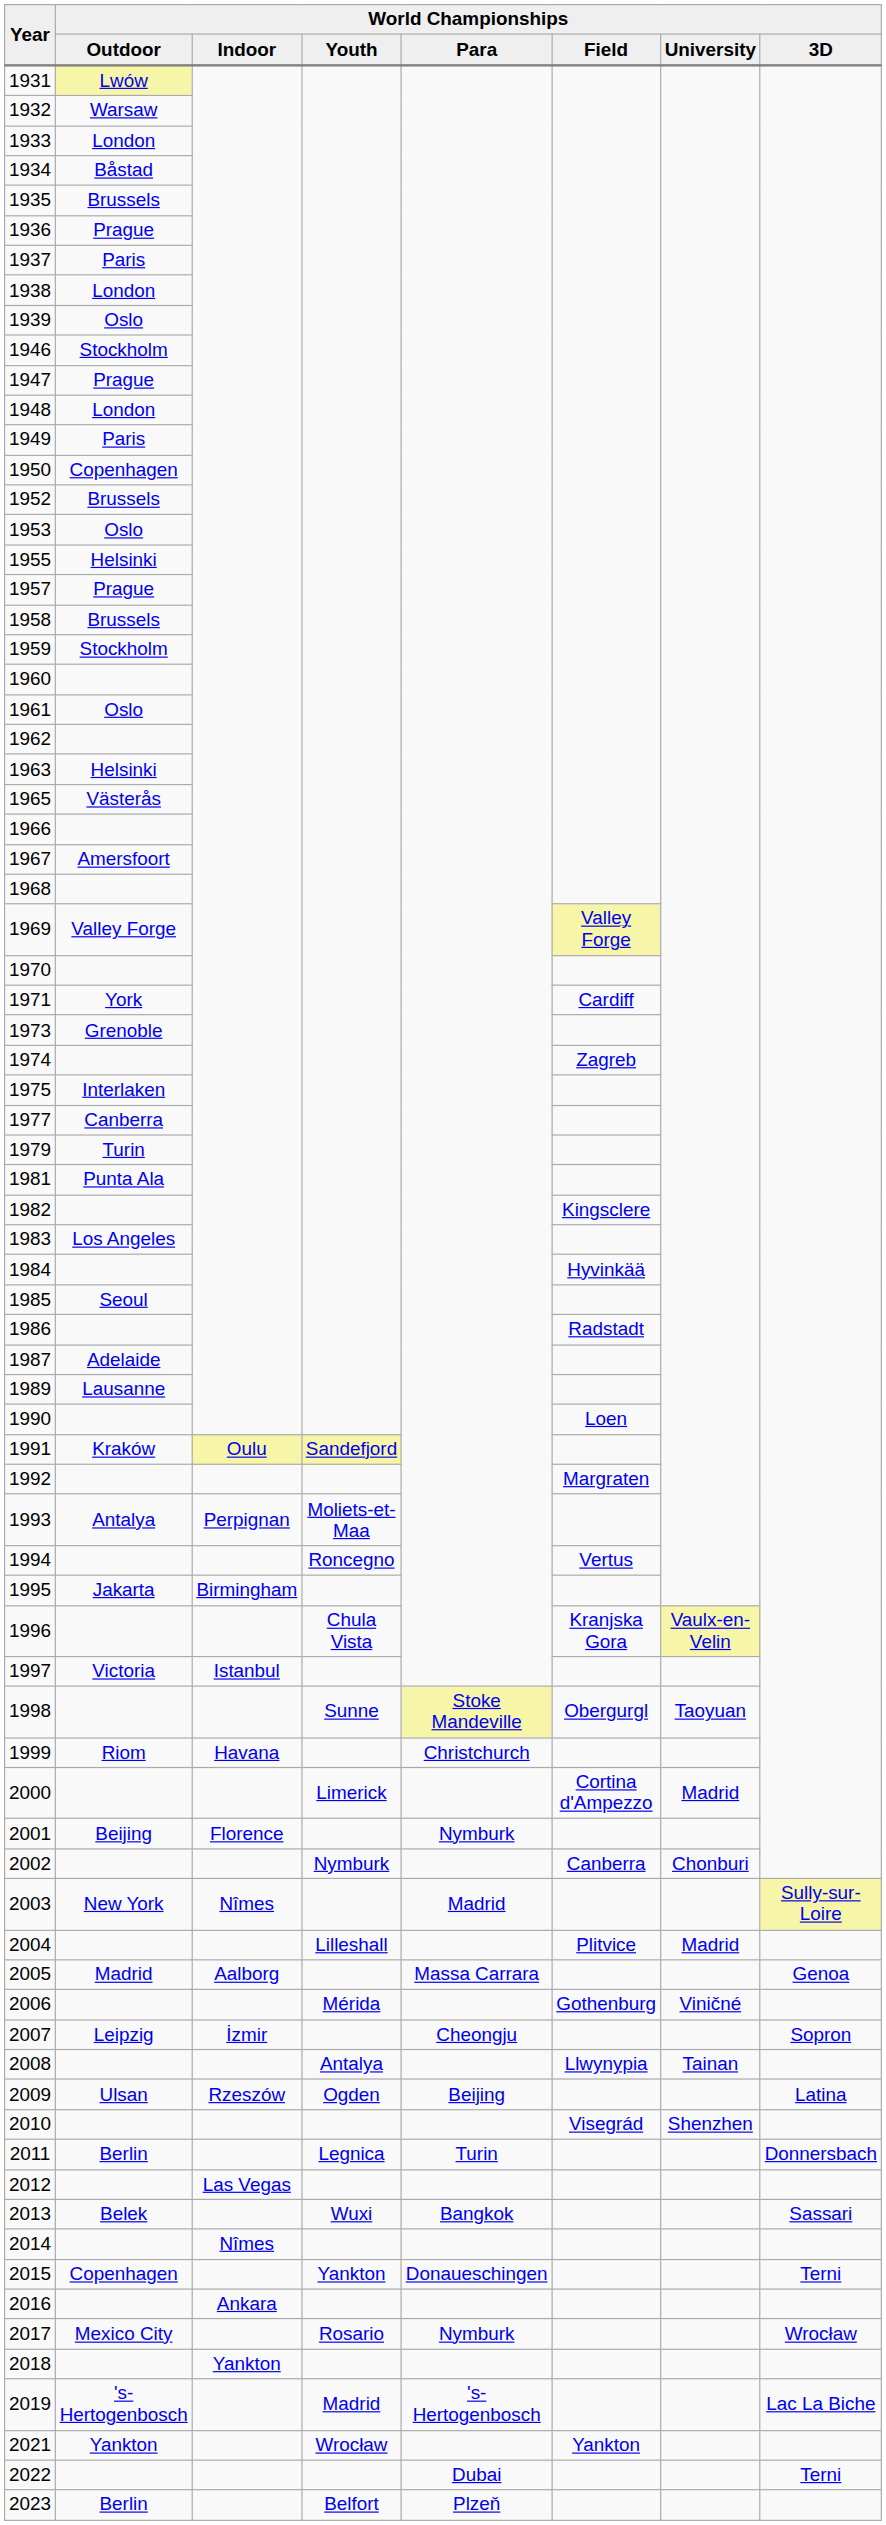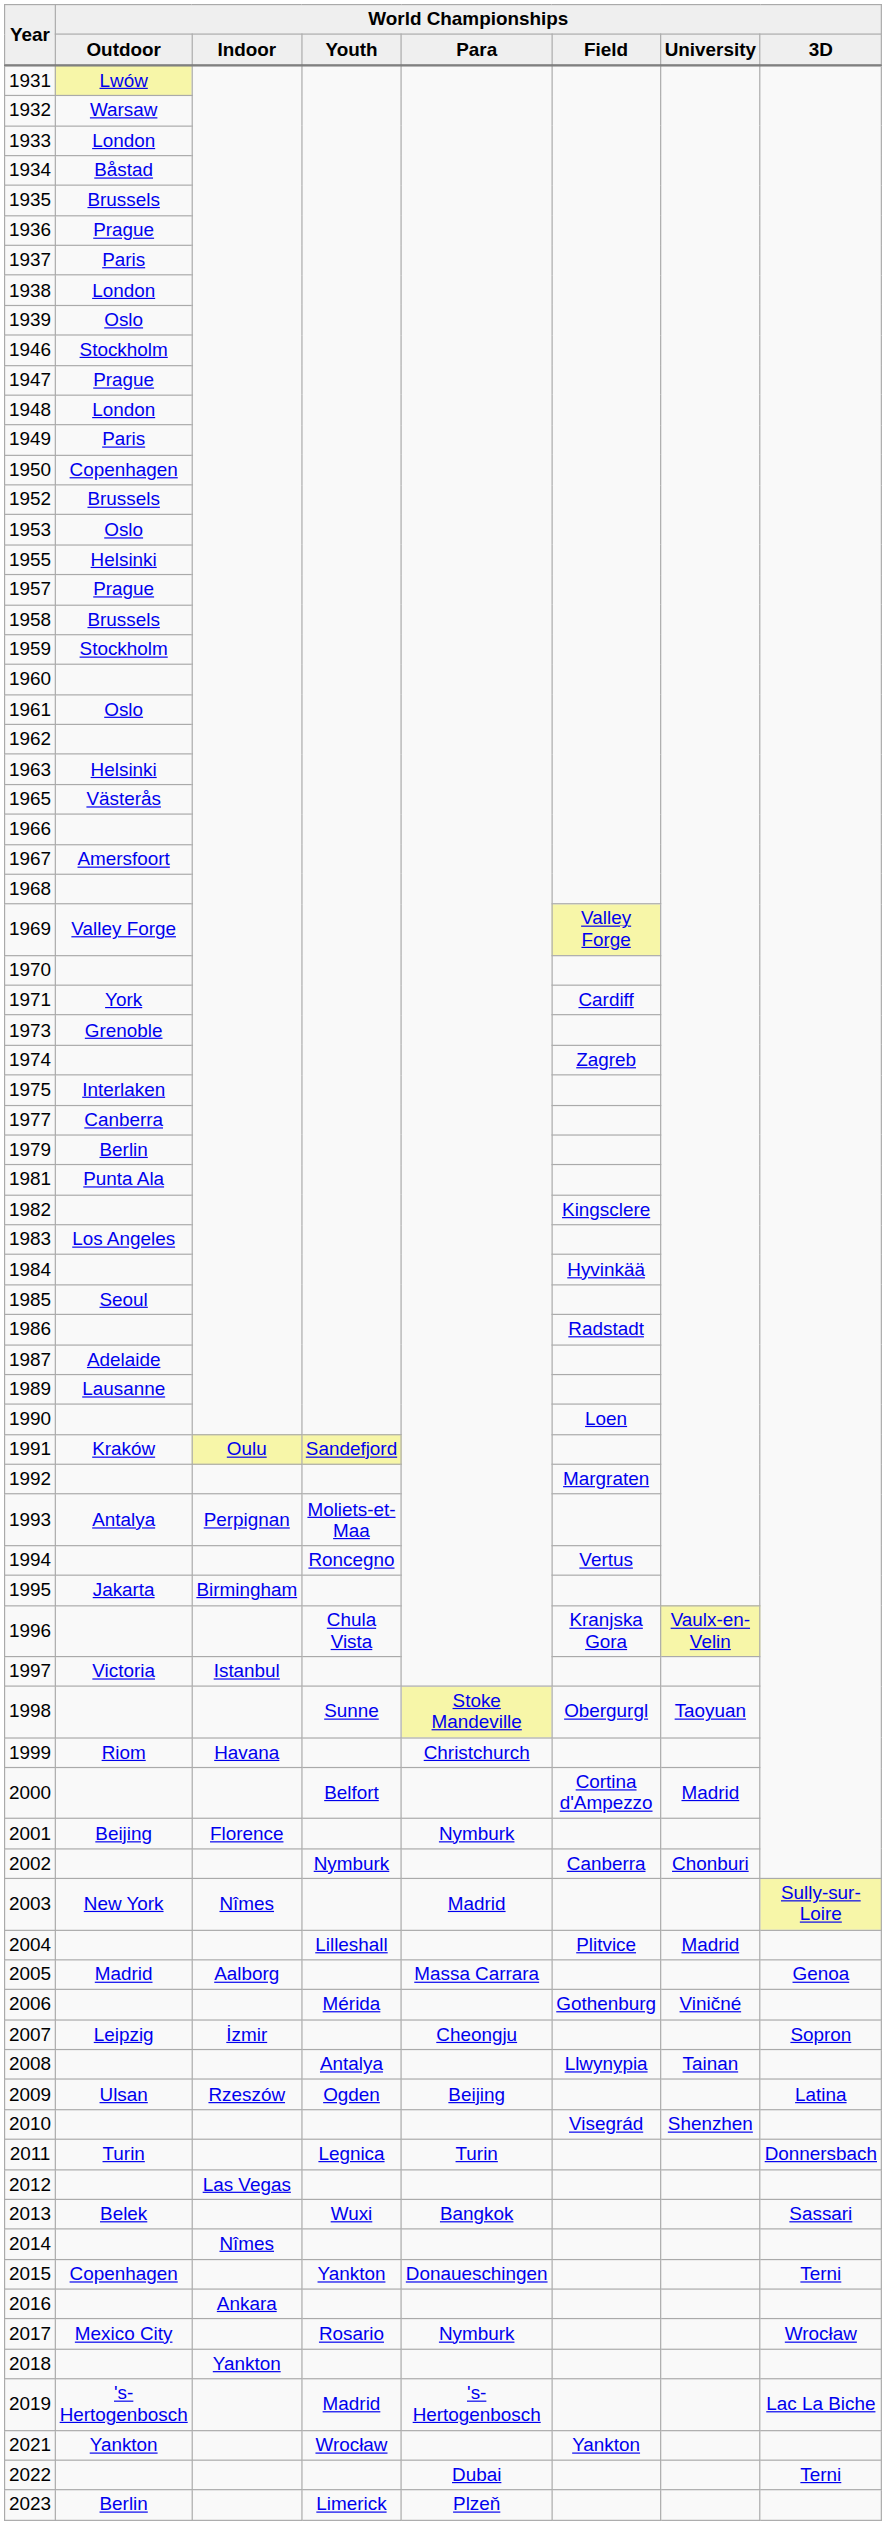(124, 1149) Turin -> (124, 1149) Berlin
(351, 1793) Limerick -> (351, 1793) Belfort
(124, 2154) Berlin -> (124, 2154) Turin
(351, 2504) Belfort -> (351, 2504) Limerick
